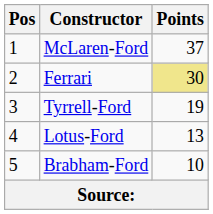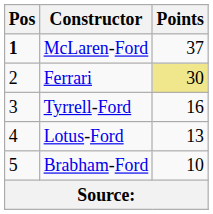(13, 48) normal -> (13, 48) bold
(195, 107) 19 -> (195, 107) 16
